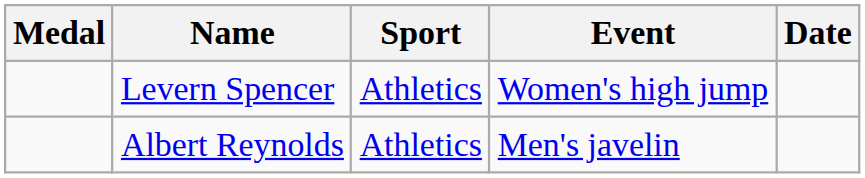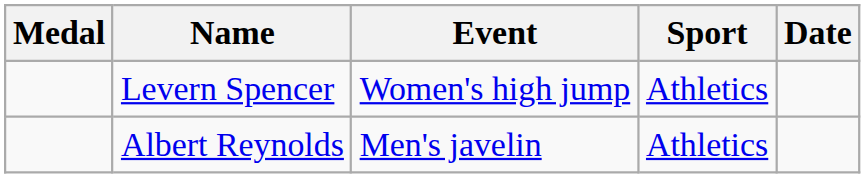columns swapped: (421, 32) <-> (633, 32)
